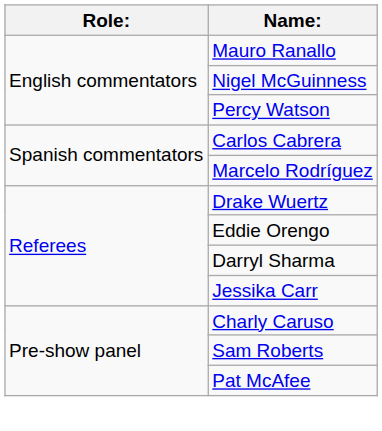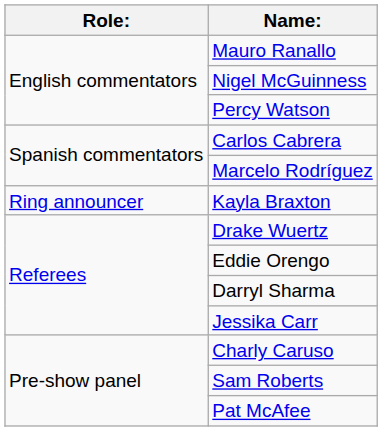+ row: (271, 200)
